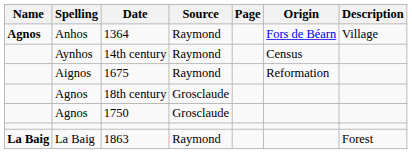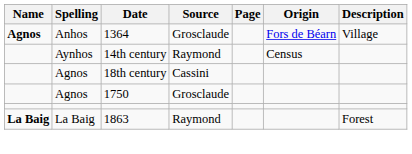(196, 34) Raymond -> (201, 34) Grosclaude
- row: (116, 73)
(201, 93) Grosclaude -> (191, 73) Cassini
